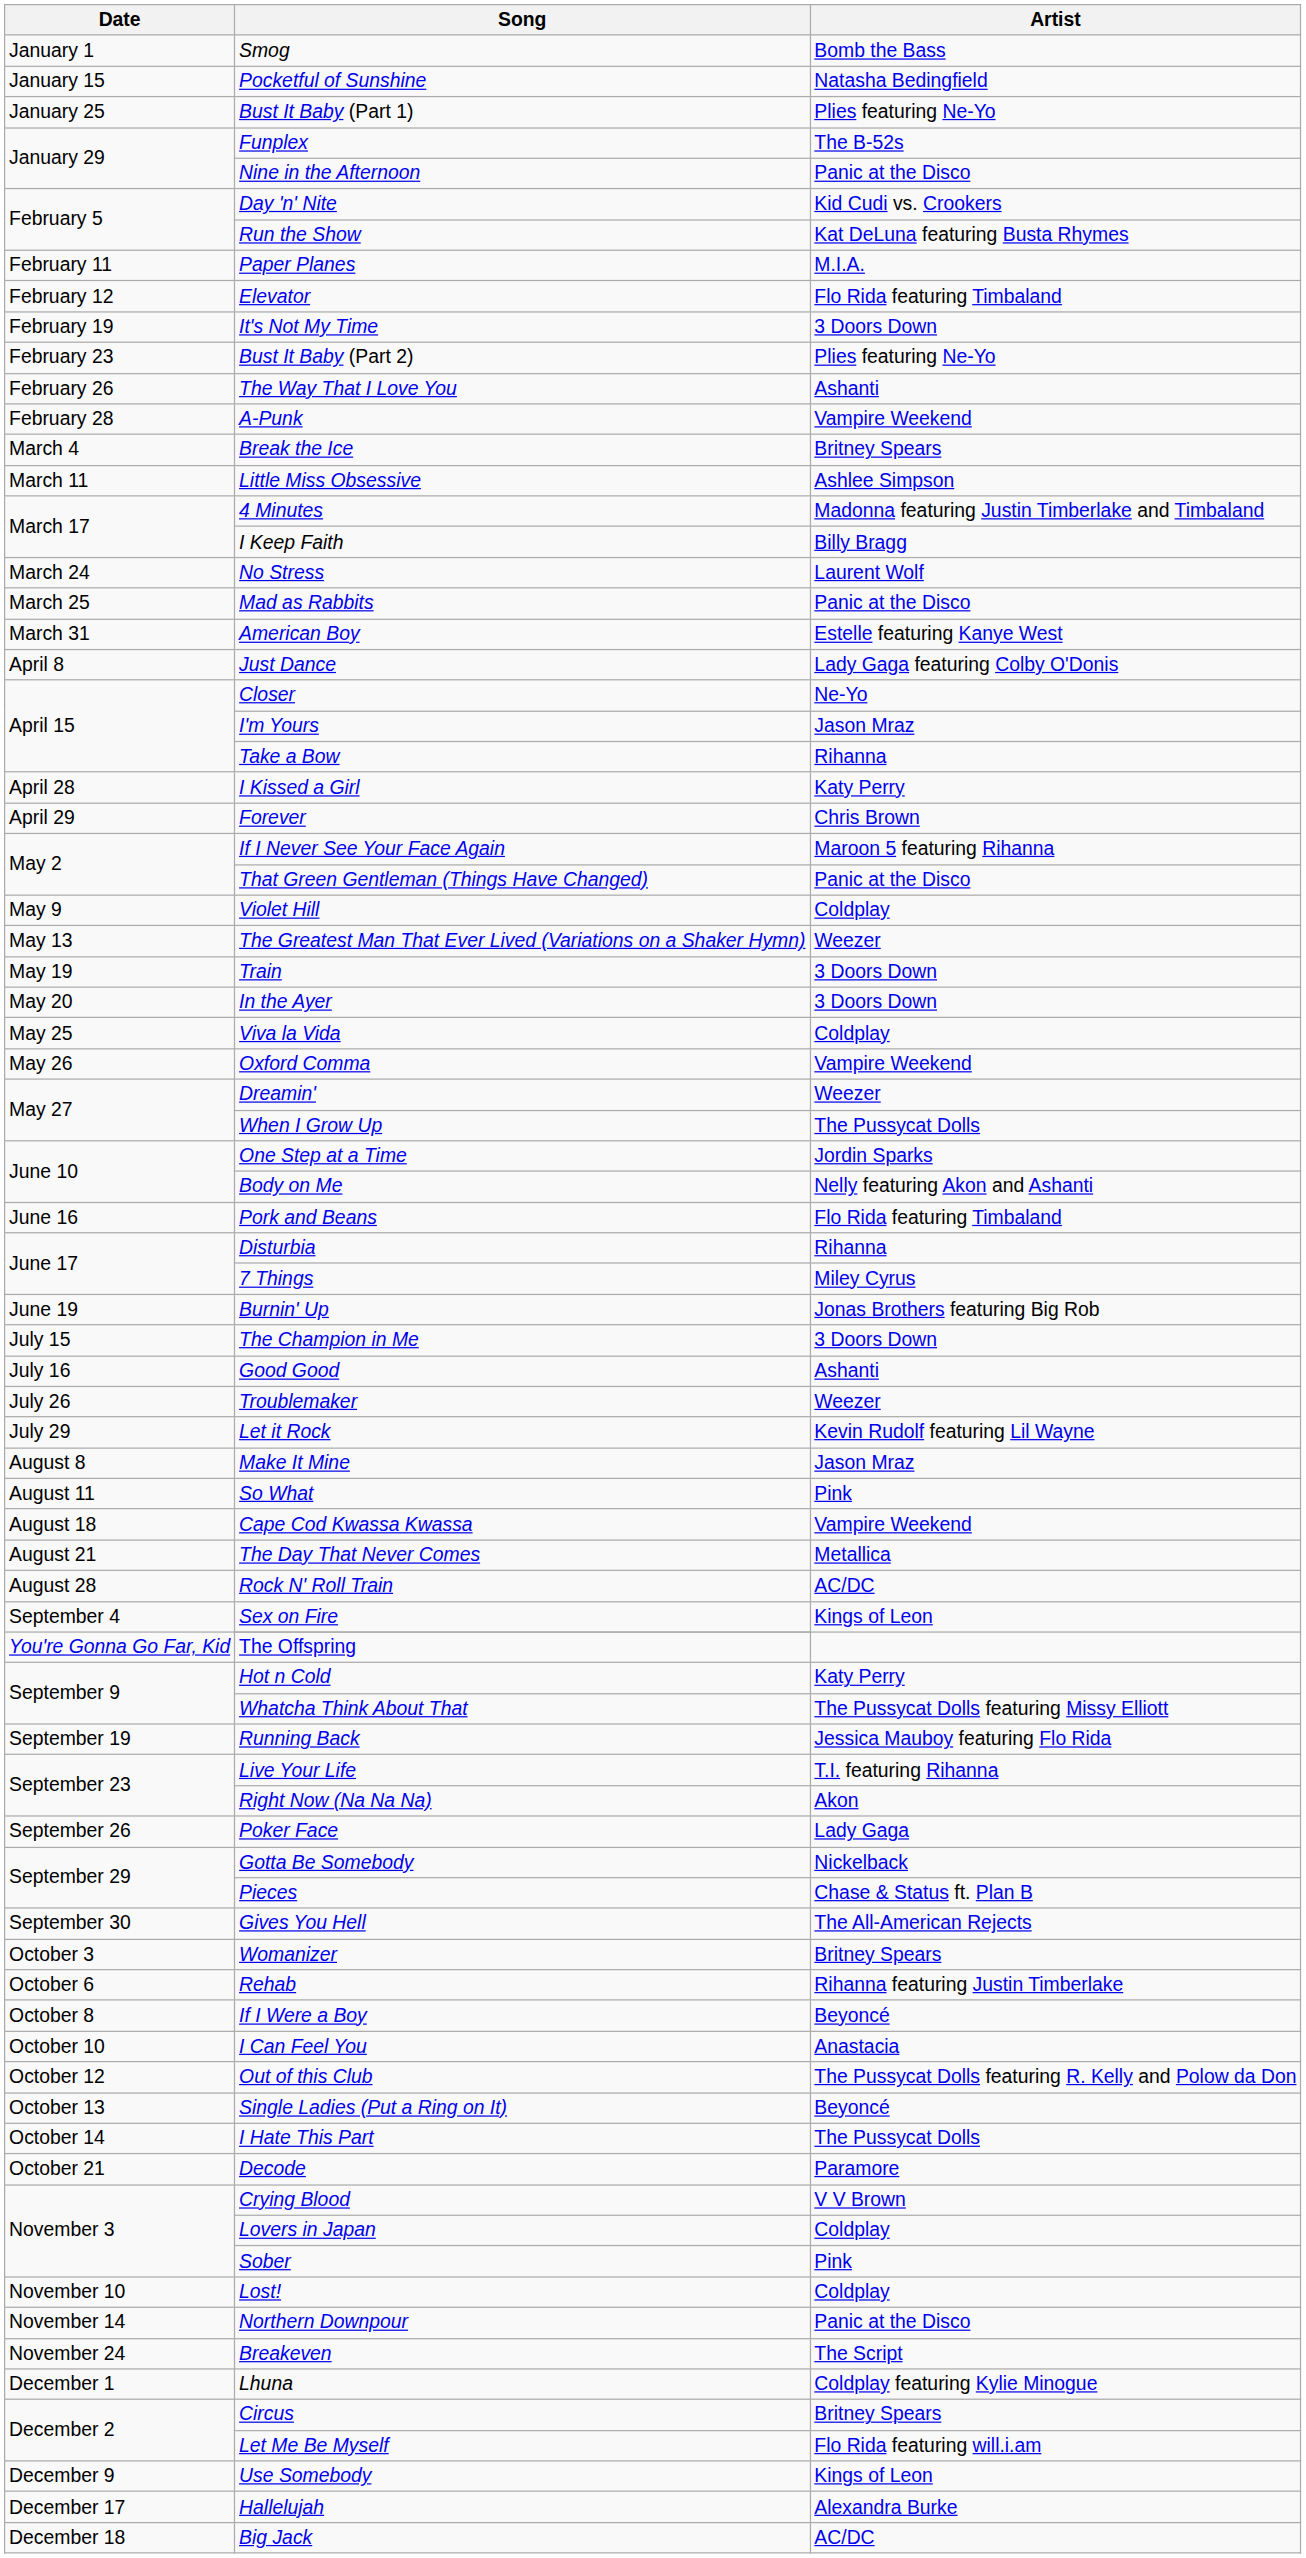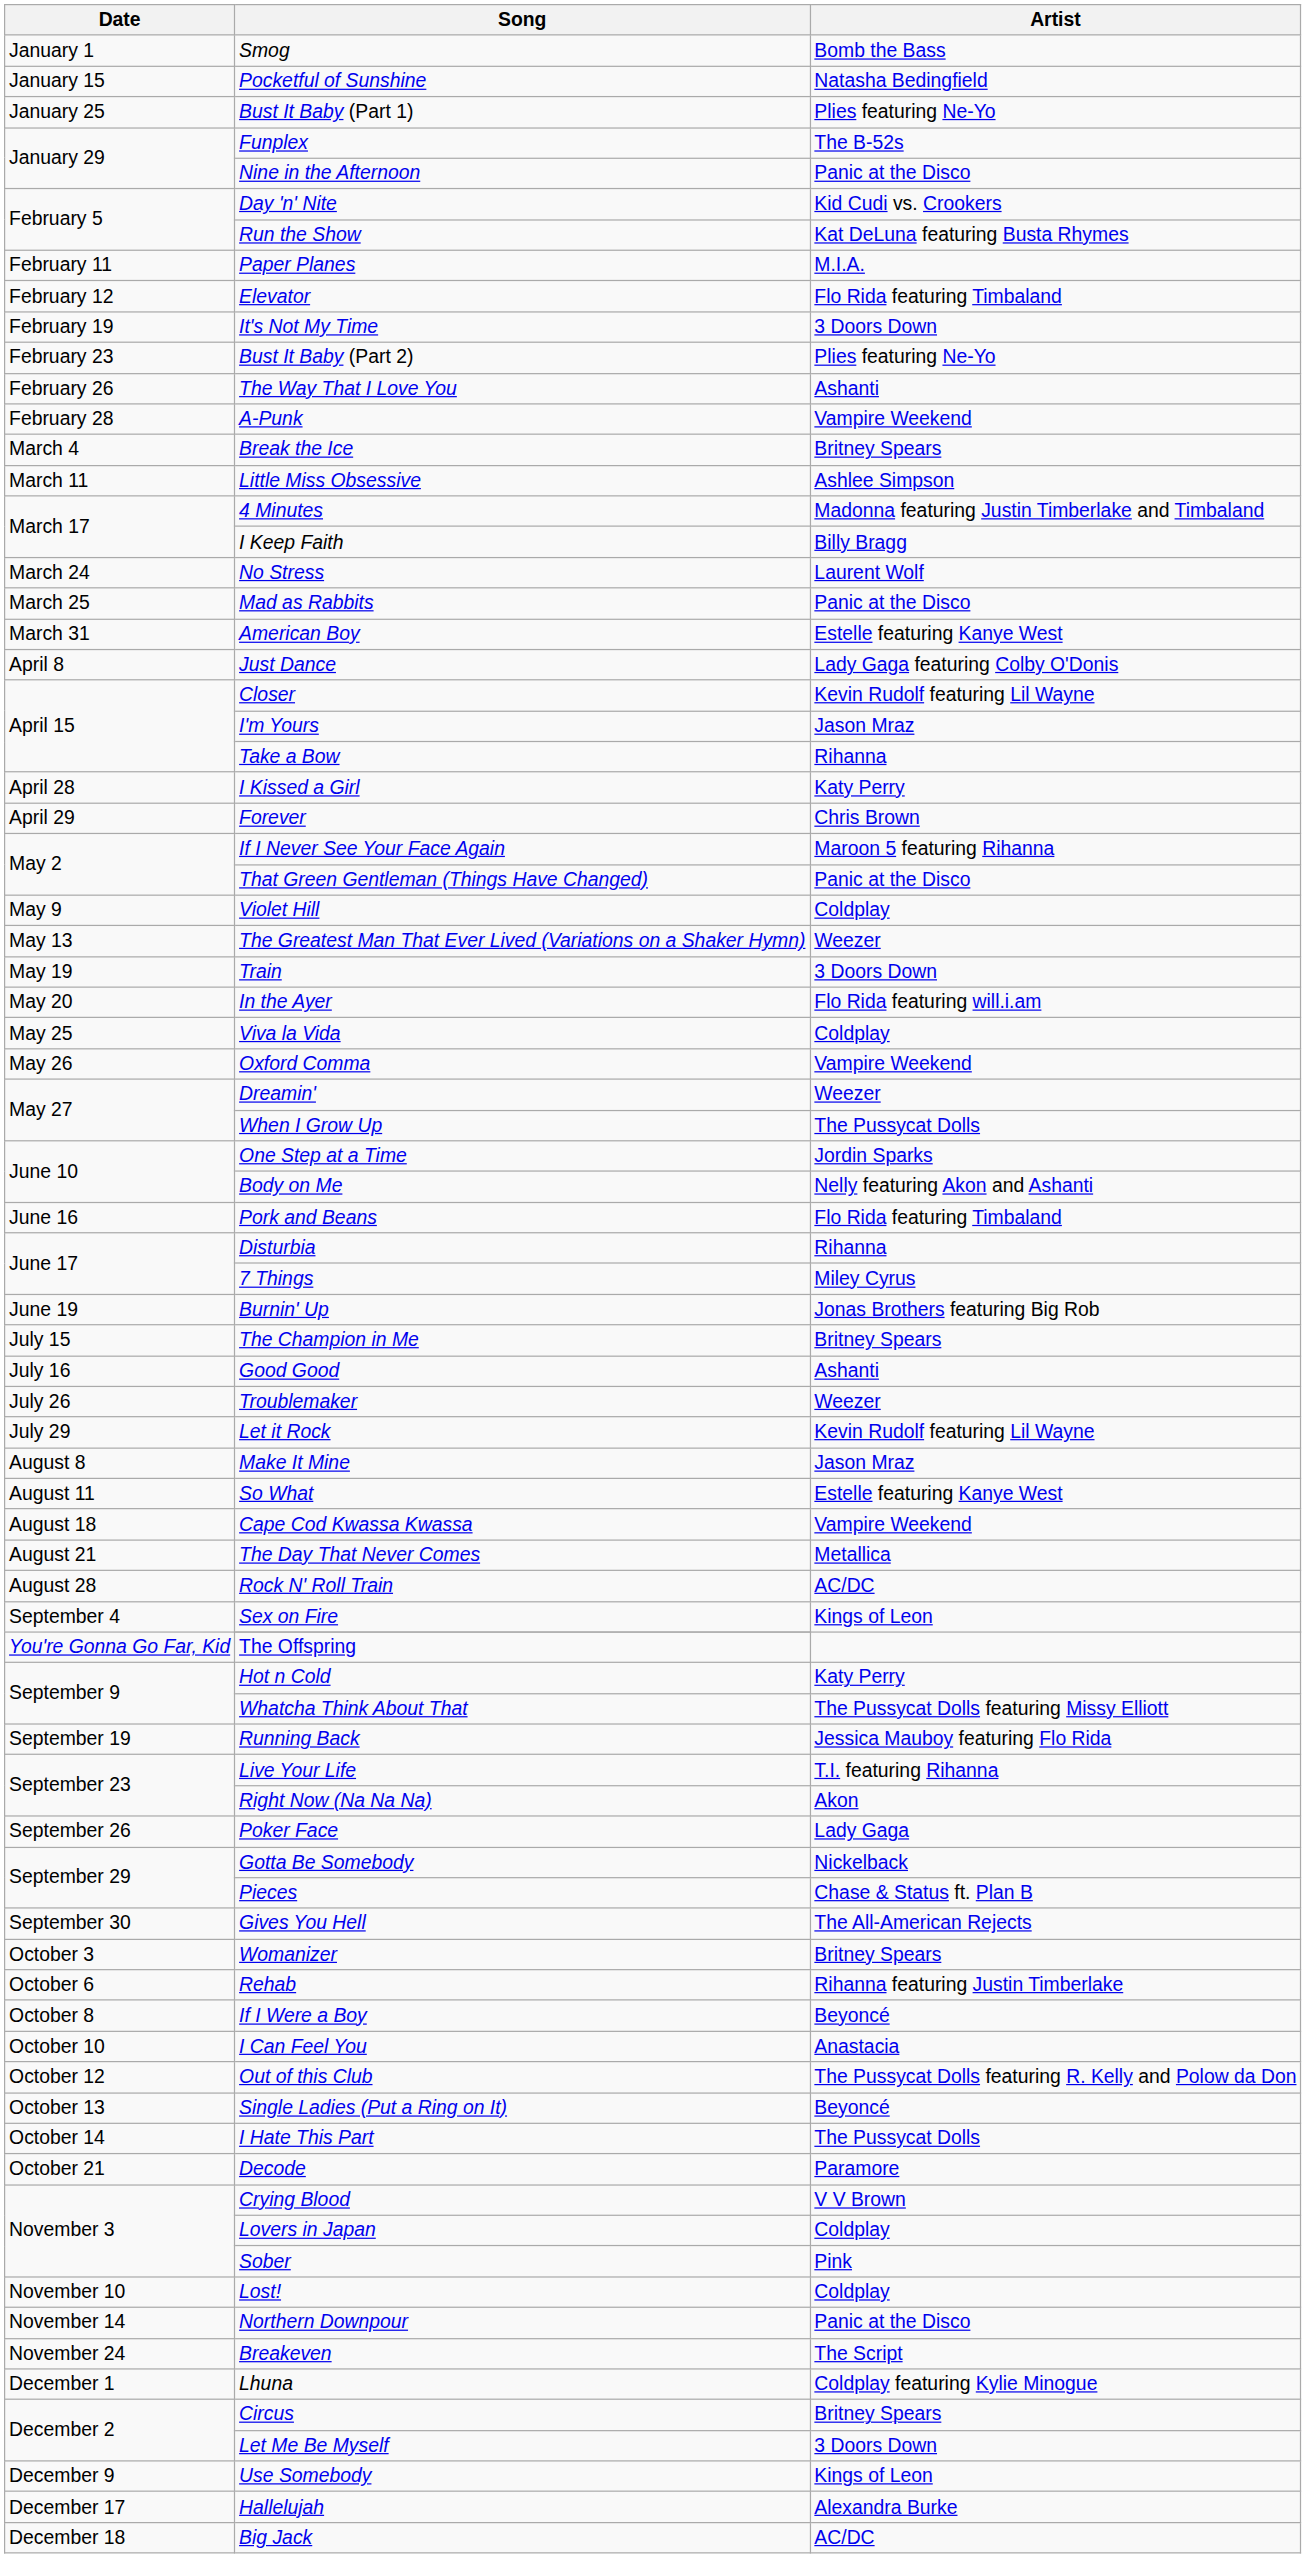(841, 695) Ne-Yo -> (954, 695) Kevin Rudolf featuring Lil Wayne
(876, 1002) 3 Doors Down -> (928, 1002) Flo Rida featuring will.i.am
(876, 1340) 3 Doors Down -> (878, 1340) Britney Spears
(833, 1493) Pink -> (938, 1493) Estelle featuring Kanye West
(928, 2445) Flo Rida featuring will.i.am -> (876, 2445) 3 Doors Down
